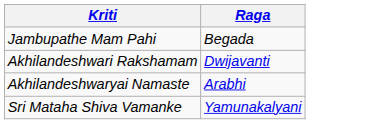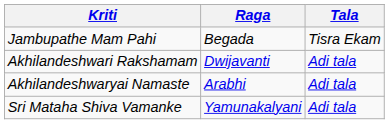+ column: (344, 15)
